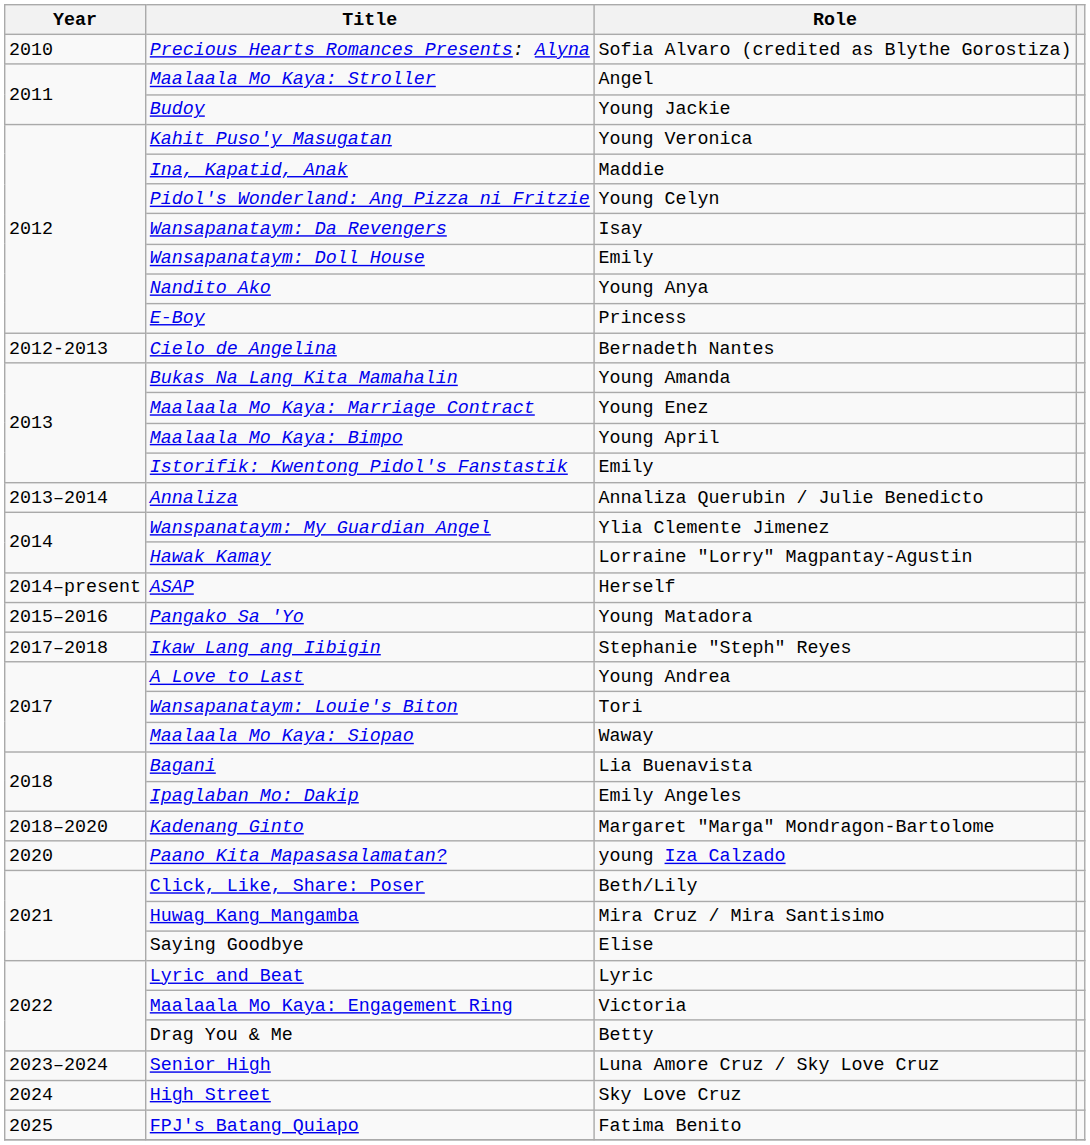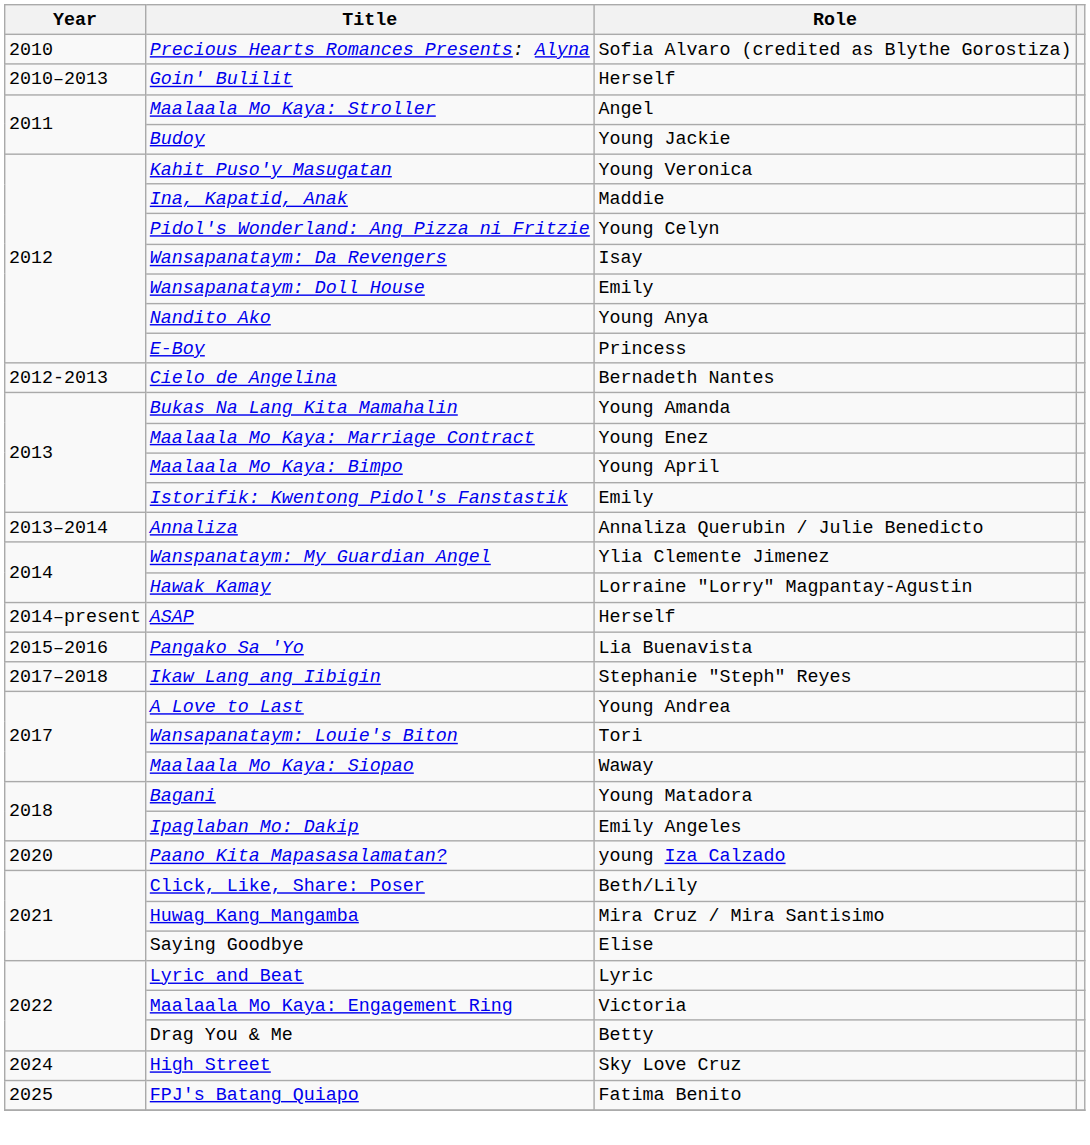+ row: (221, 79)
(676, 617) Young Matadora -> (676, 647) Lia Buenavista
(676, 767) Lia Buenavista -> (676, 796) Young Matadora
- row: (227, 826)
- row: (210, 1065)
